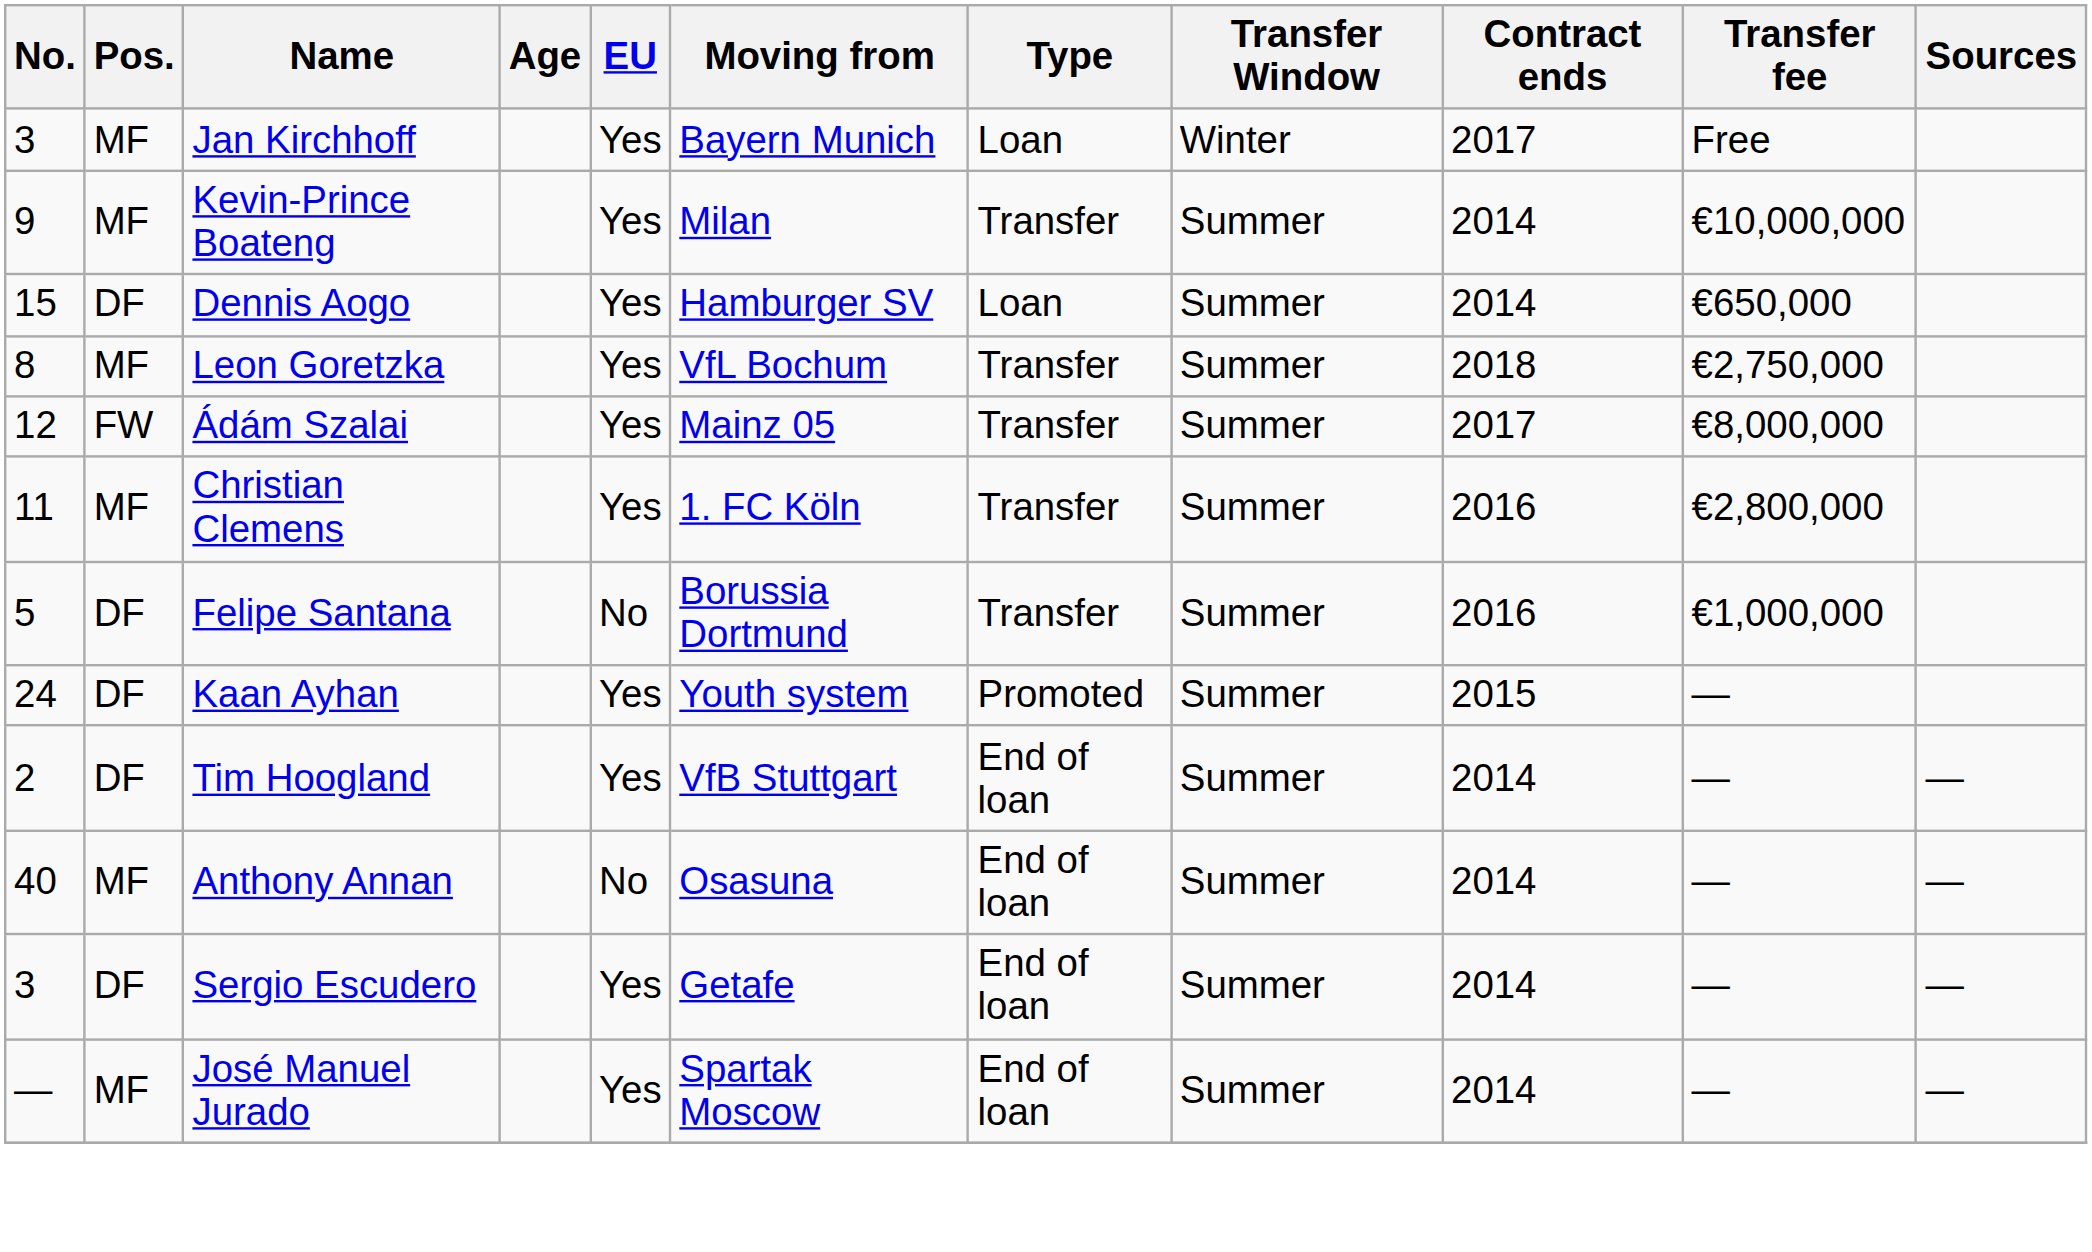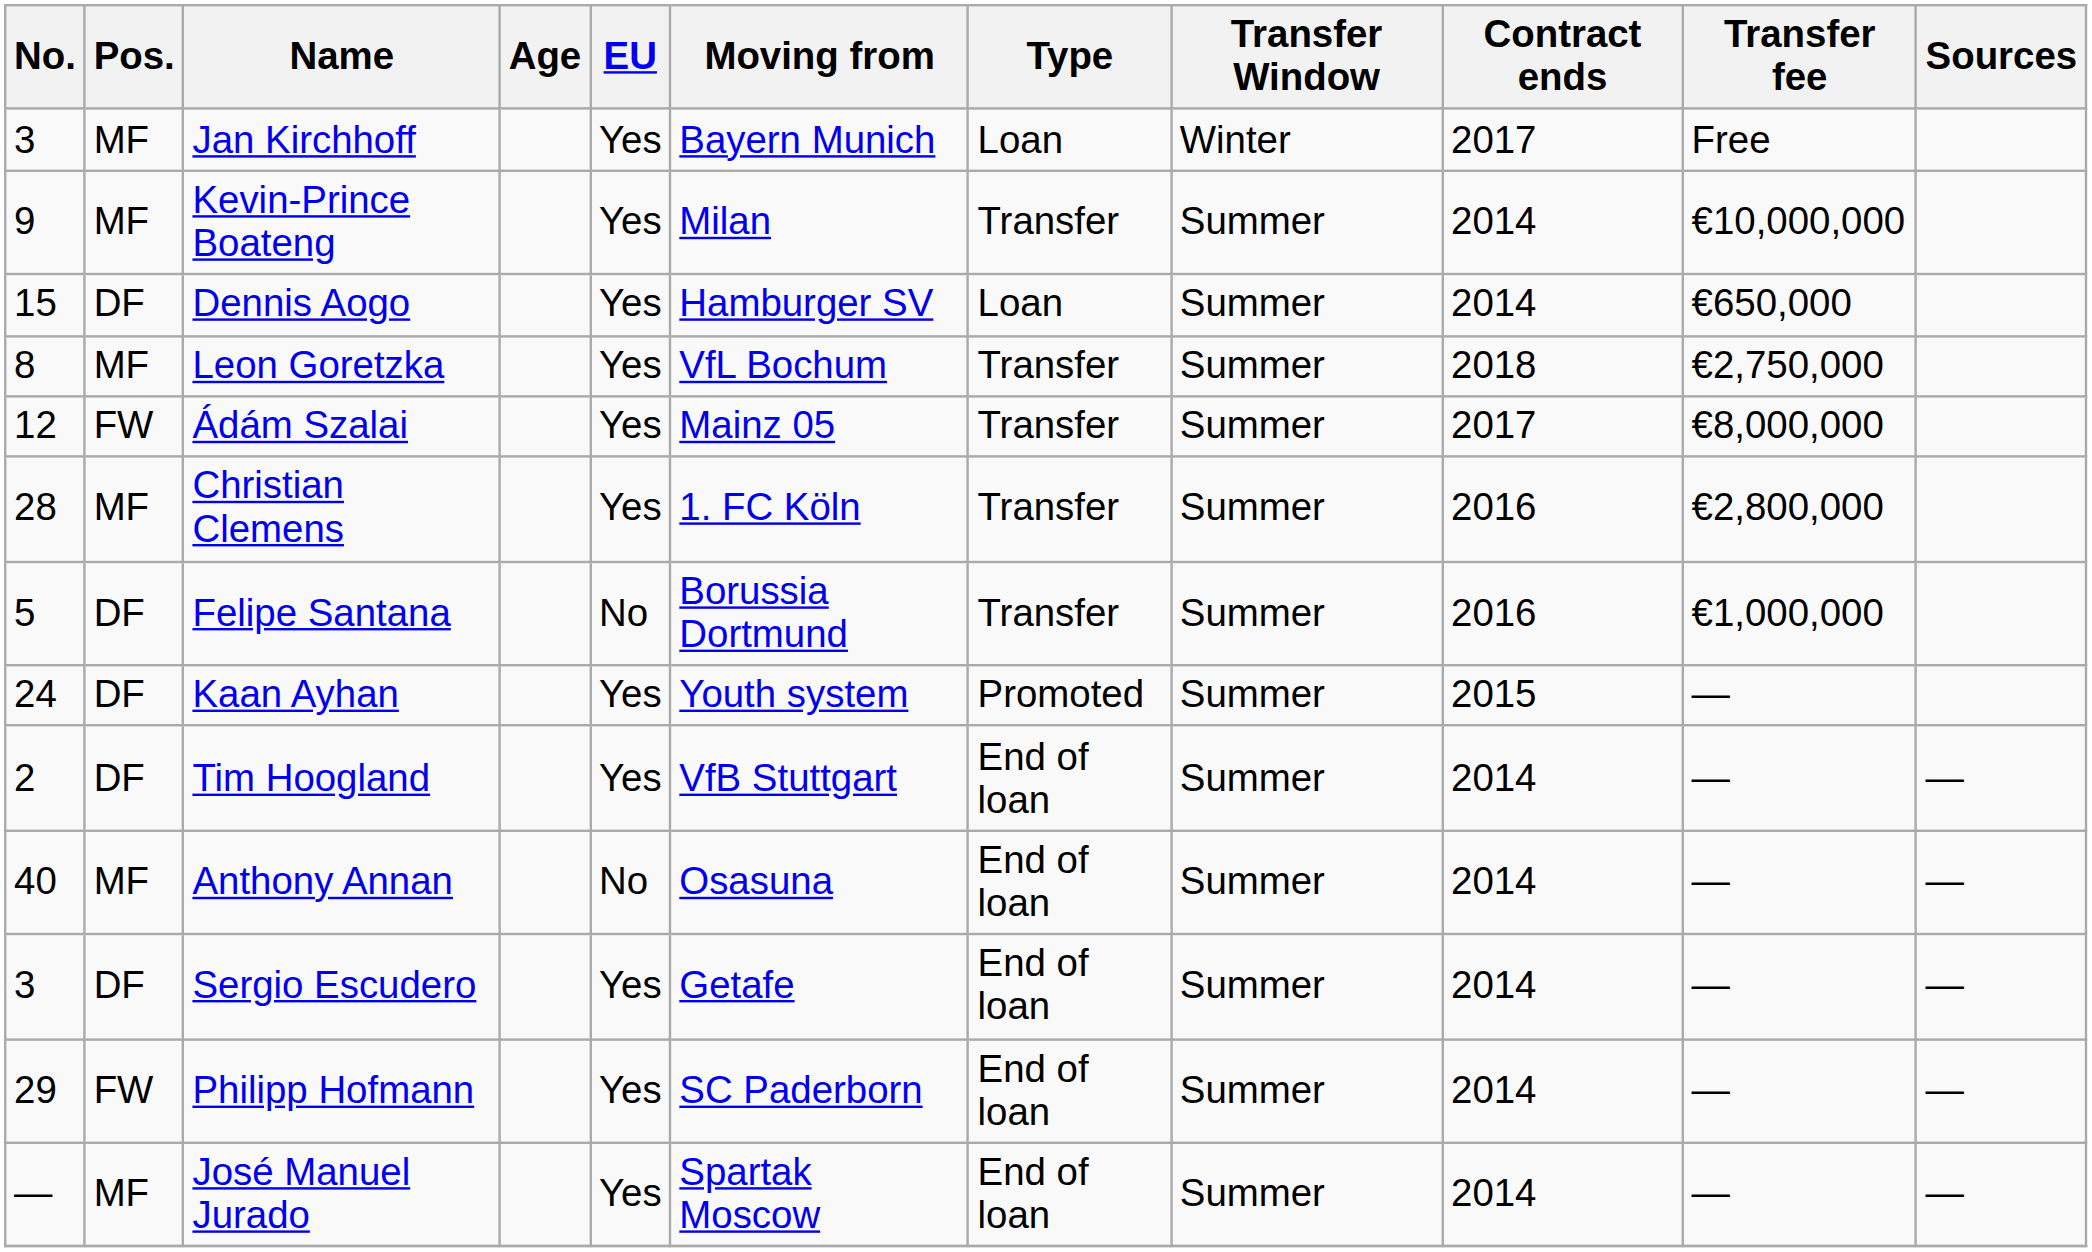(34, 508) 11 -> (35, 508) 28
+ row: (333, 1089)
